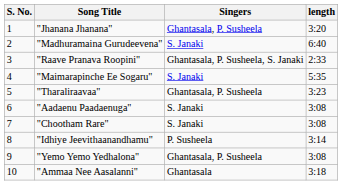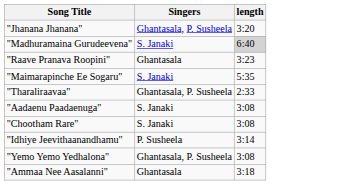- column: (19, 12)
(317, 44) no background -> (246, 44) lightgrey background
(235, 60) Ghantasala, P. Susheela, S. Janaki -> (159, 60) Ghantasala
(317, 60) 2:33 -> (246, 60) 3:23
(317, 92) 3:23 -> (246, 92) 2:33
